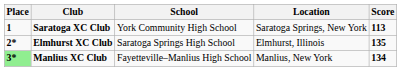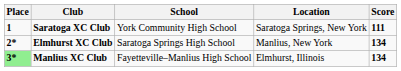(378, 27) 113 -> (378, 27) 111
(290, 43) Elmhurst, Illinois -> (294, 43) Manlius, New York
(379, 43) 135 -> (379, 43) 134
(294, 58) Manlius, New York -> (290, 58) Elmhurst, Illinois
